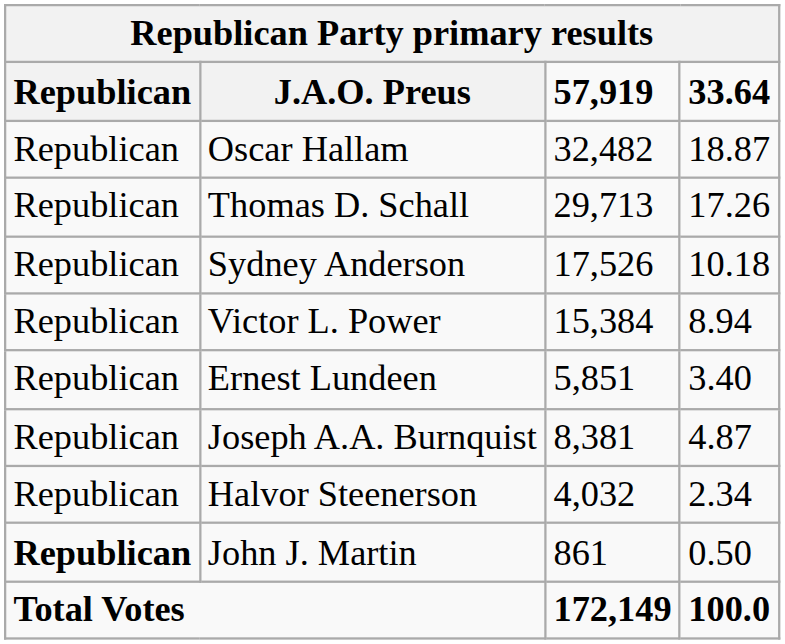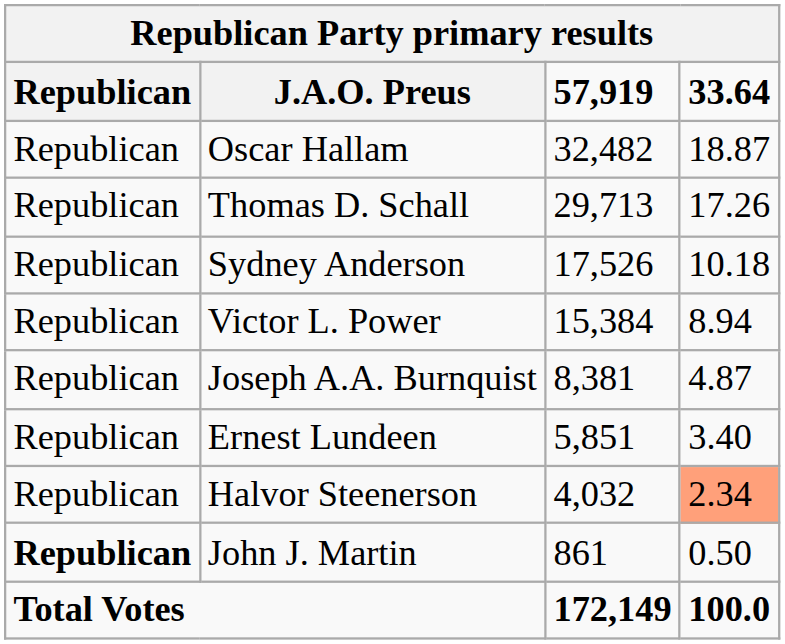rows swapped: (372, 436) <-> (322, 378)
(720, 494) no background -> (720, 494) lightsalmon background
